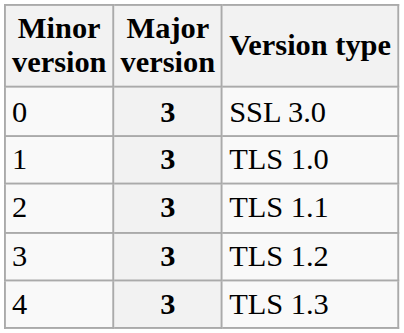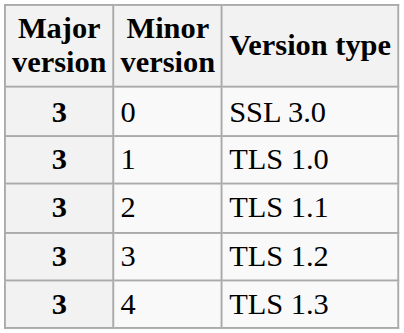columns swapped: (168, 45) <-> (59, 45)
